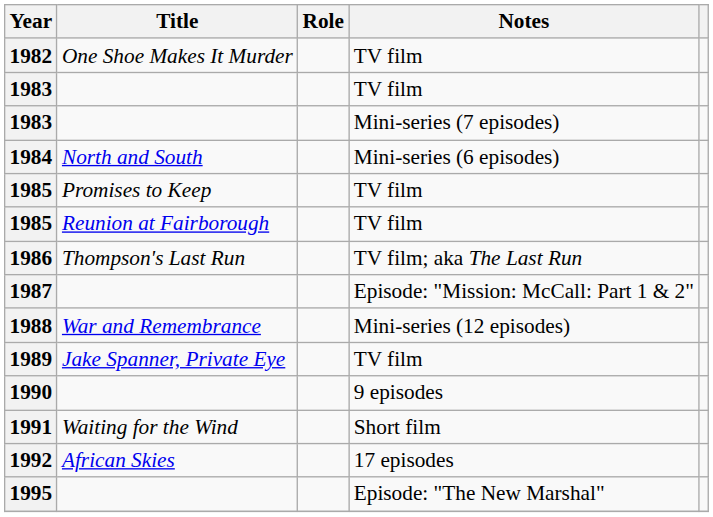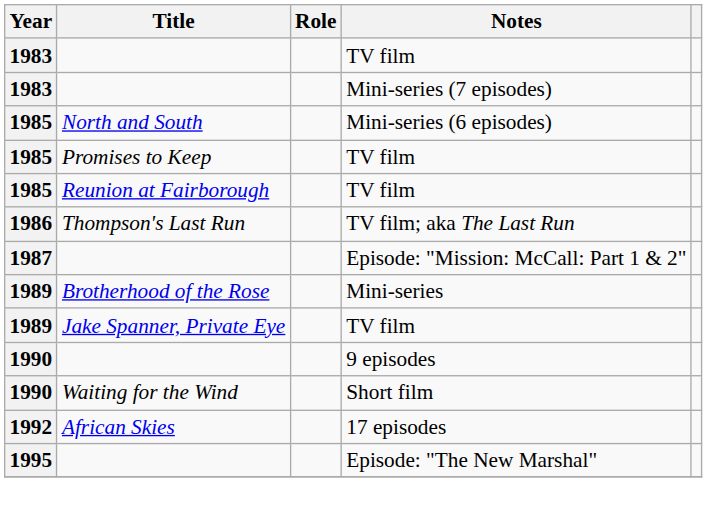- row: (177, 55)
(31, 156) 1984 -> (31, 122) 1985
- row: (161, 325)
+ row: (166, 291)
(31, 426) 1991 -> (31, 392) 1990
